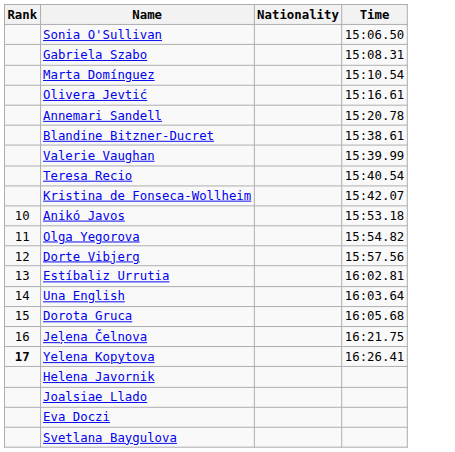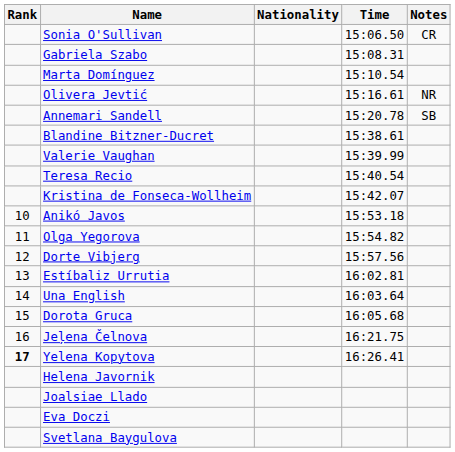+ column: (429, 15)
